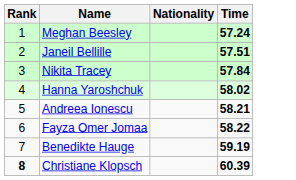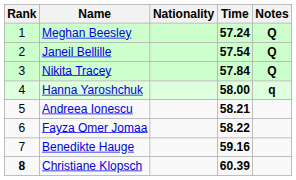+ column: (272, 14)
(235, 52) 57.51 -> (235, 52) 57.54
(235, 90) 58.02 -> (235, 90) 58.00
(235, 147) 59.19 -> (235, 147) 59.16
